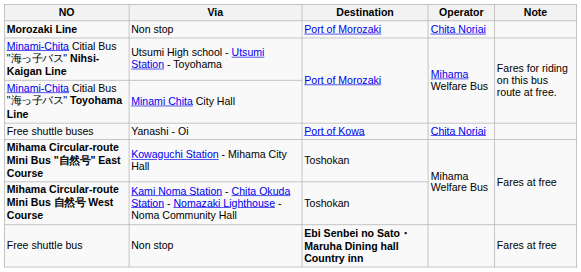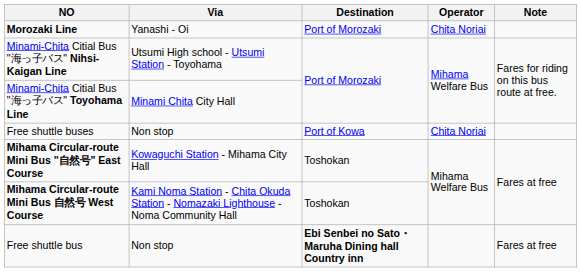(152, 29) Non stop -> (160, 29) Yanashi - Oi
(160, 131) Yanashi - Oi -> (152, 131) Non stop
